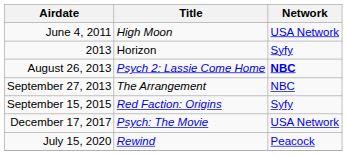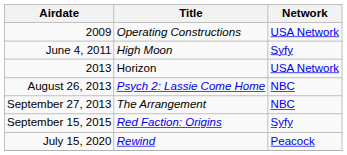+ row: (99, 31)
(305, 31) USA Network -> (282, 50) Syfy
(282, 50) Syfy -> (305, 68) USA Network
(283, 68) bold -> (283, 86) normal
- row: (61, 123)
